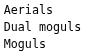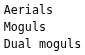rows swapped: (25, 44) <-> (42, 27)
